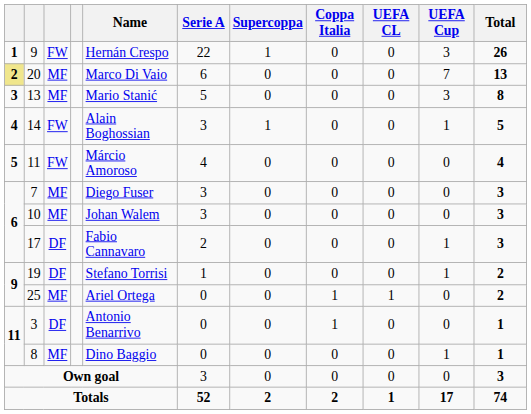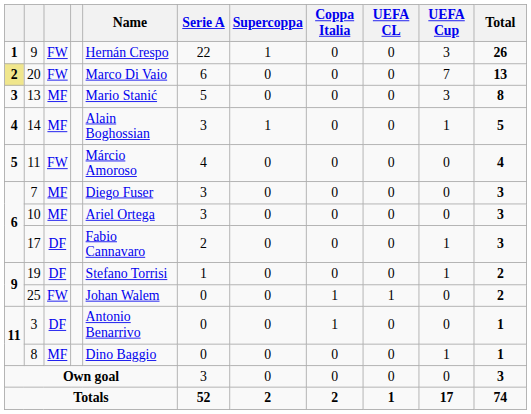(57, 74) MF -> (57, 74) FW
(57, 125) FW -> (57, 125) MF
(123, 214) Johan Walem -> (120, 214) Ariel Ortega
(57, 295) MF -> (57, 295) FW
(120, 295) Ariel Ortega -> (123, 295) Johan Walem
